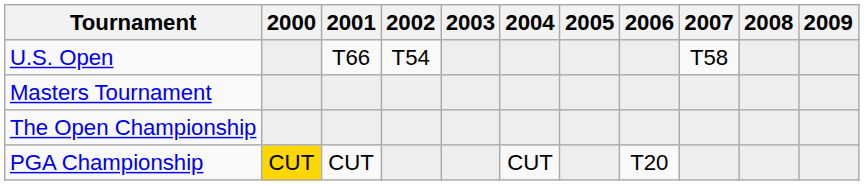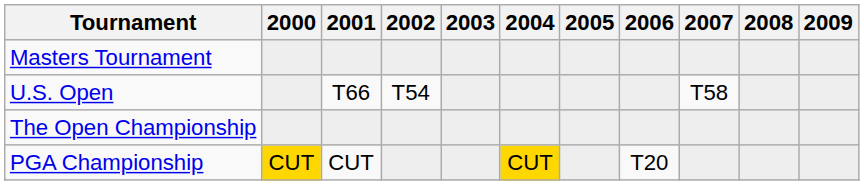rows swapped: (111, 93) <-> (62, 58)
(530, 163) no background -> (530, 163) gold background
